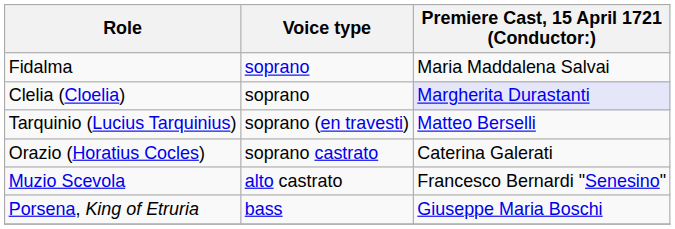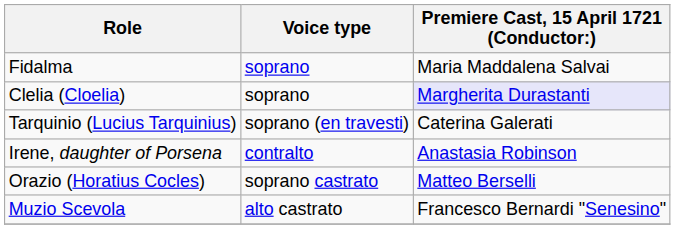(477, 124) Matteo Berselli -> (485, 124) Caterina Galerati
+ row: (115, 152)
(485, 152) Caterina Galerati -> (477, 180) Matteo Berselli
- row: (104, 209)
